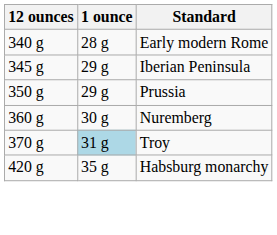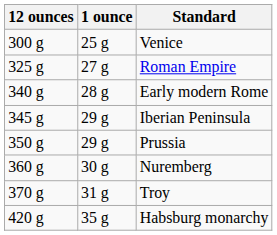+ row: (161, 42)
+ row: (188, 67)
(95, 142) lightblue background -> (95, 192) no background
